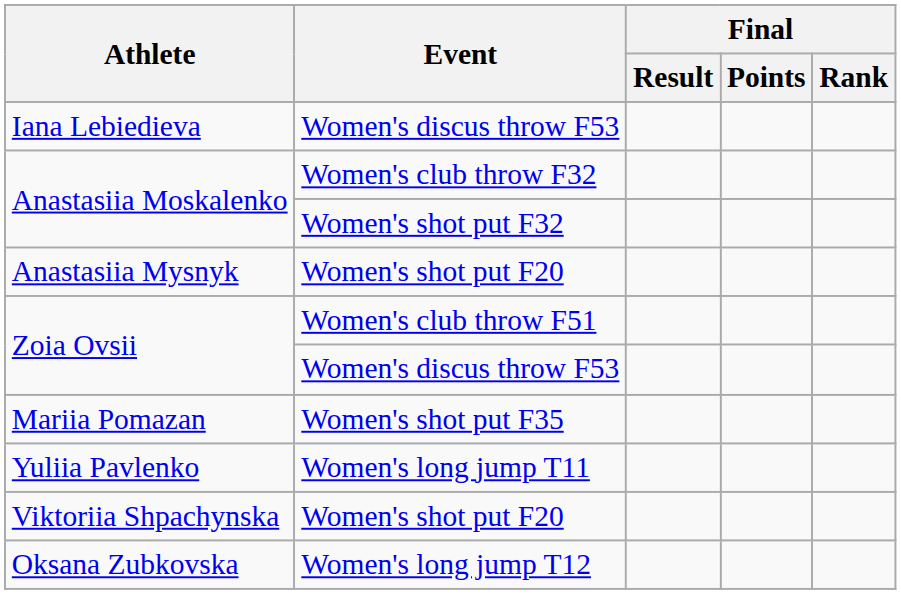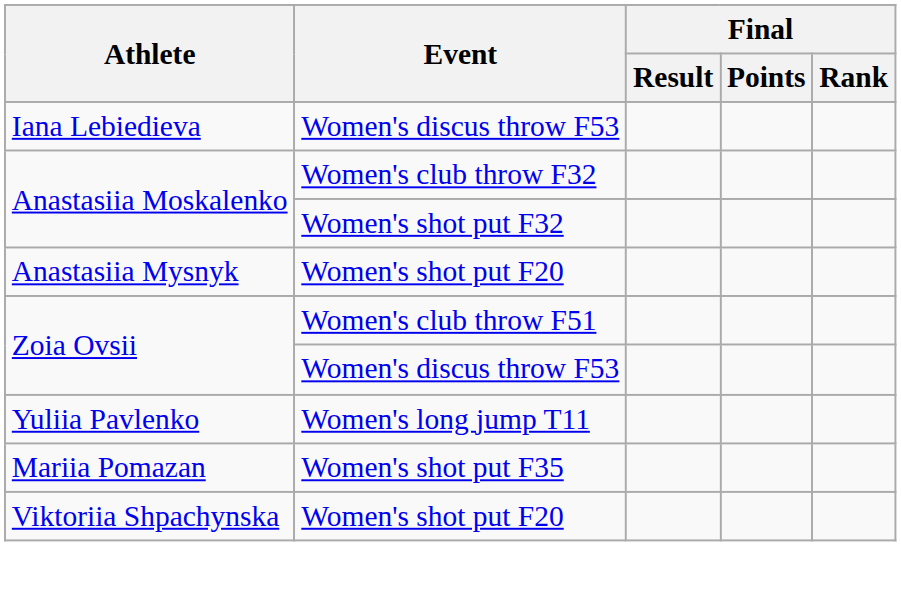rows swapped: (106, 466) <-> (109, 417)
- row: (125, 563)
